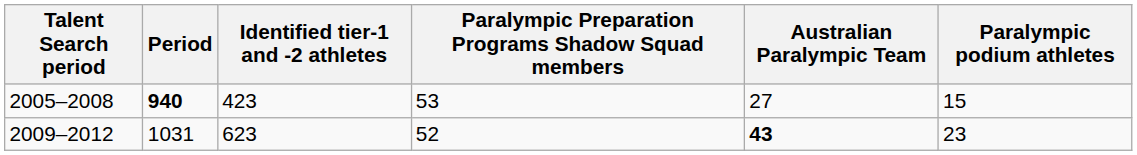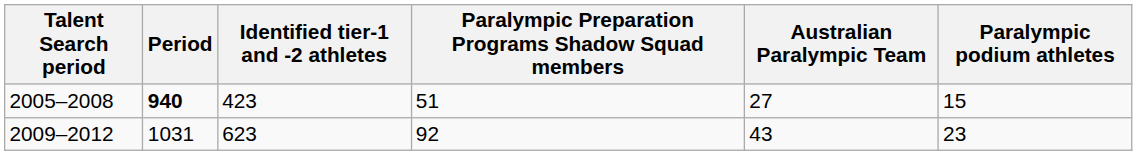(427, 100) 53 -> (427, 100) 51
(427, 133) 52 -> (427, 133) 92
(761, 133) bold -> (761, 133) normal
